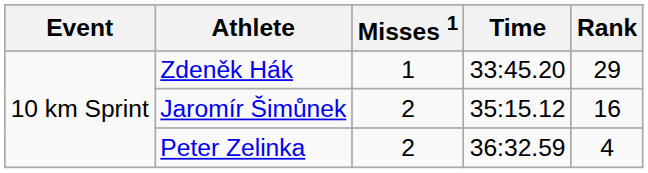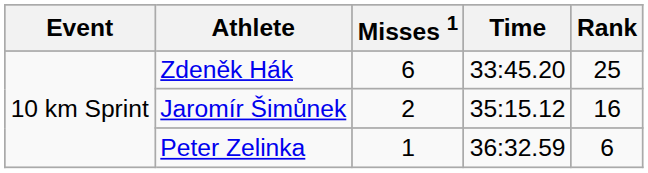(408, 70) 1 -> (408, 70) 6
(607, 70) 29 -> (607, 70) 25
(408, 148) 2 -> (408, 148) 1
(607, 148) 4 -> (607, 148) 6
